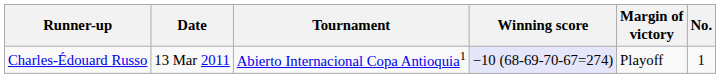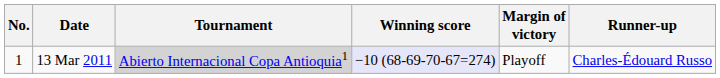columns swapped: (701, 25) <-> (78, 25)
(351, 60) no background -> (233, 60) lightgrey background
